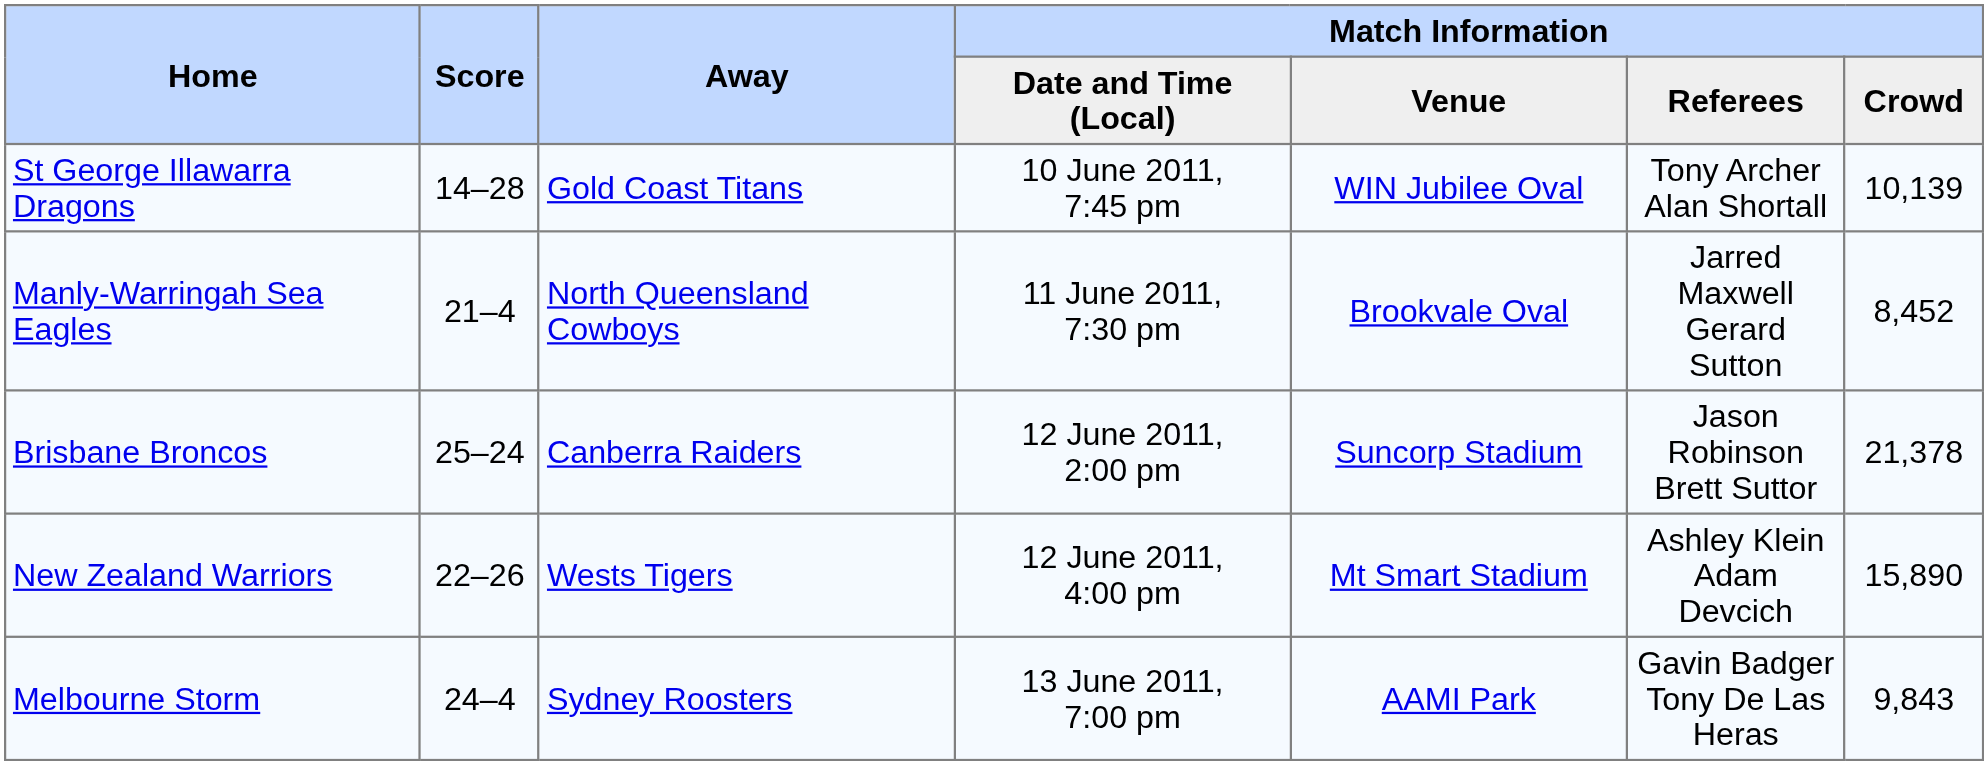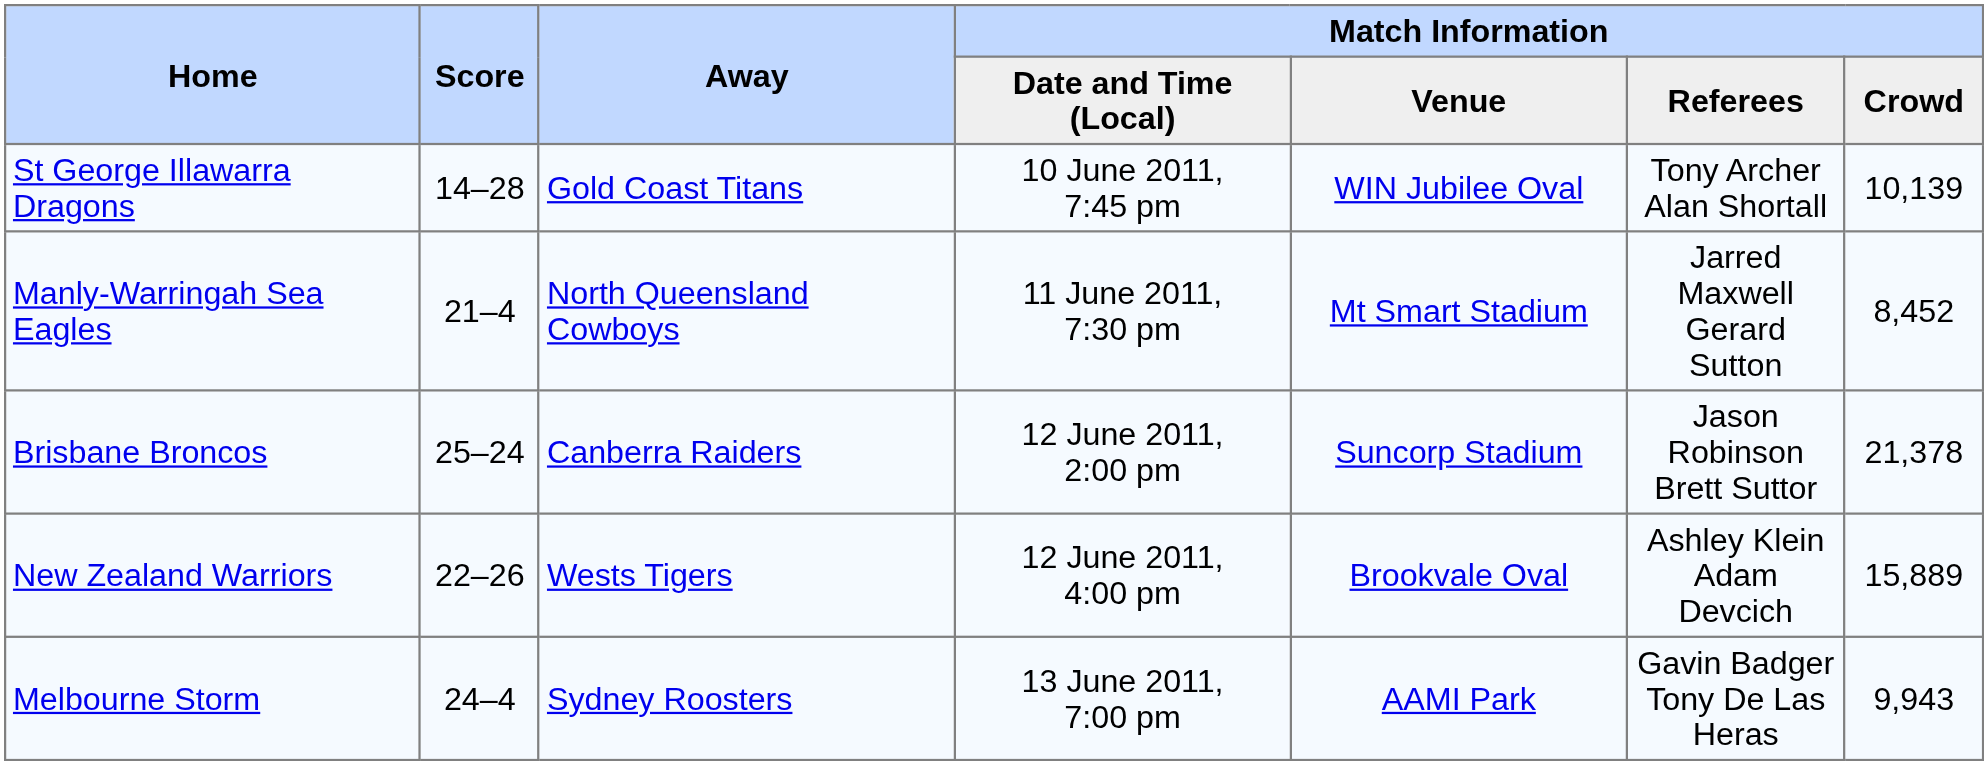(1459, 311) Brookvale Oval -> (1459, 311) Mt Smart Stadium
(1459, 575) Mt Smart Stadium -> (1459, 575) Brookvale Oval
(1914, 575) 15,890 -> (1914, 575) 15,889
(1914, 698) 9,843 -> (1914, 698) 9,943
